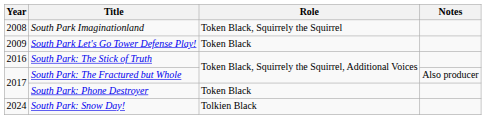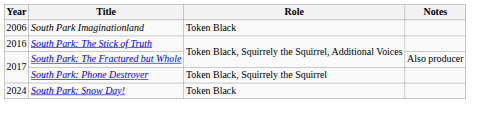(17, 28) 2008 -> (17, 28) 2006
(272, 28) Token Black, Squirrely the Squirrel -> (211, 28) Token Black
- row: (114, 43)
(226, 91) Token Black -> (257, 75) Token Black, Squirrely the Squirrel
(229, 106) Tolkien Black -> (211, 91) Token Black
